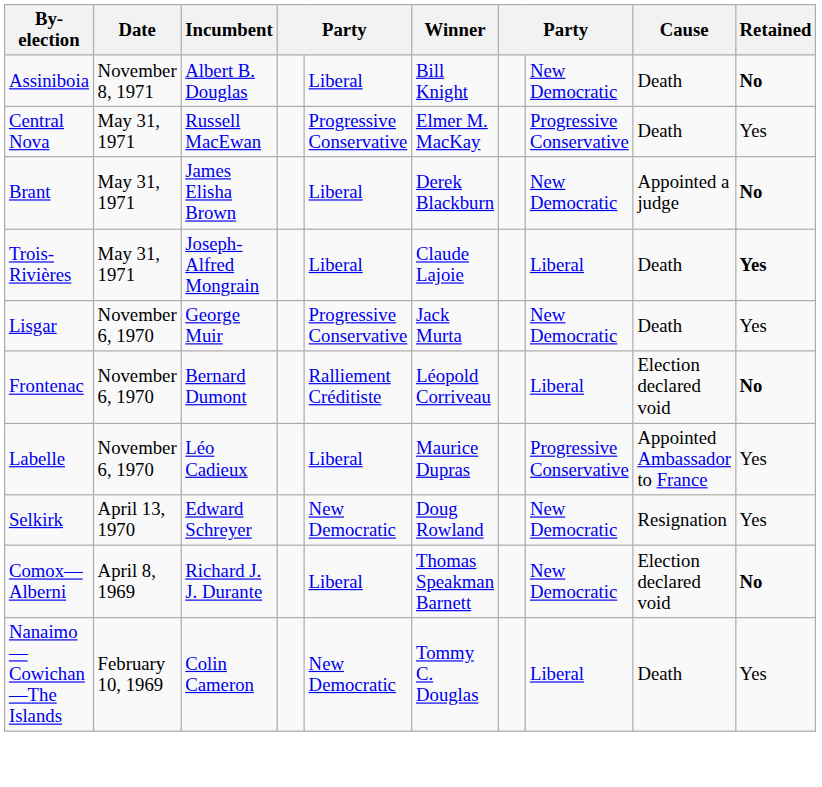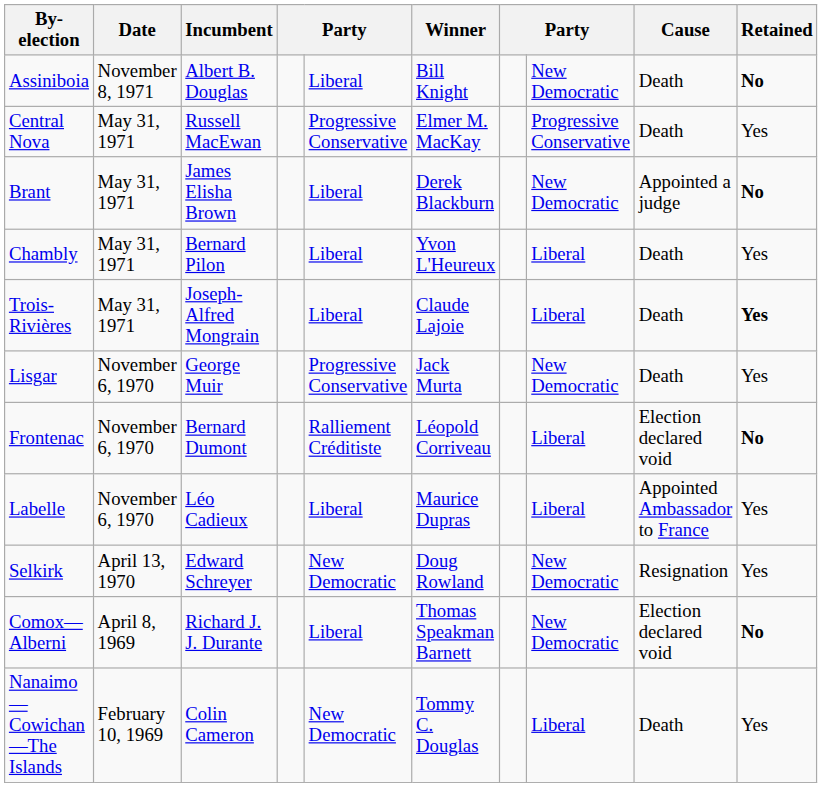+ row: (43, 253)
(579, 458) Progressive Conservative -> (558, 509) Liberal
